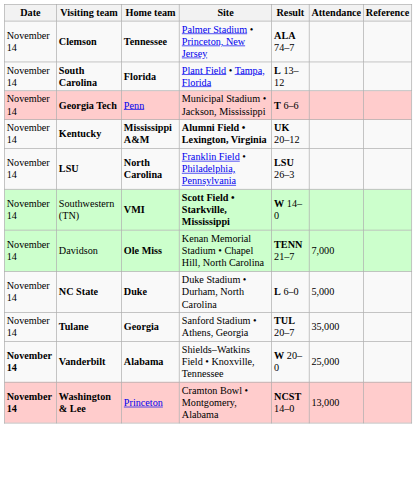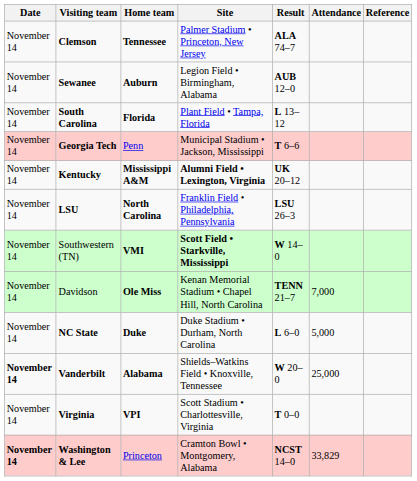+ row: (77, 82)
- row: (74, 327)
+ row: (76, 414)
(325, 402) 13,000 -> (325, 455) 33,829
